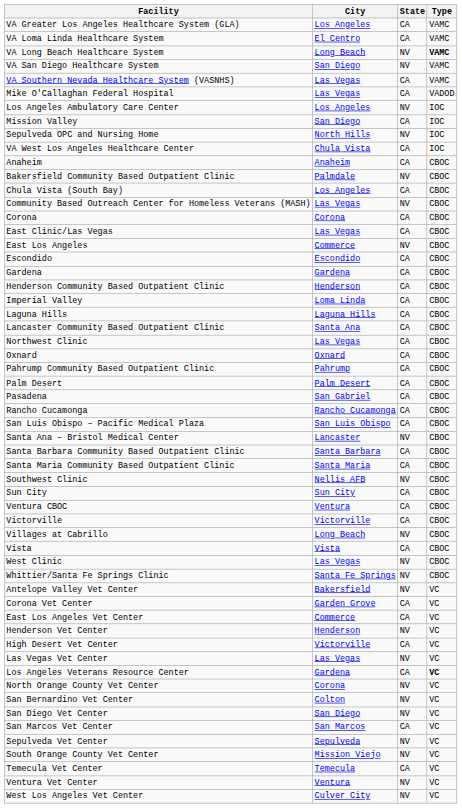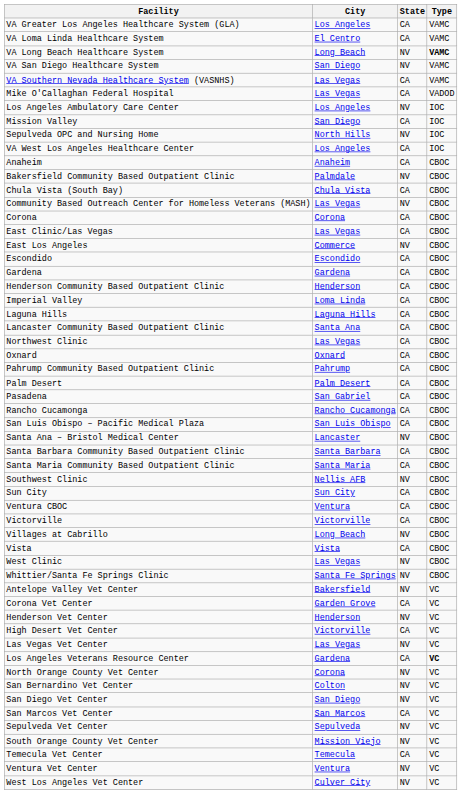(343, 149) Chula Vista -> (343, 149) Los Angeles
(343, 190) Los Angeles -> (343, 190) Chula Vista
- row: (75, 617)
